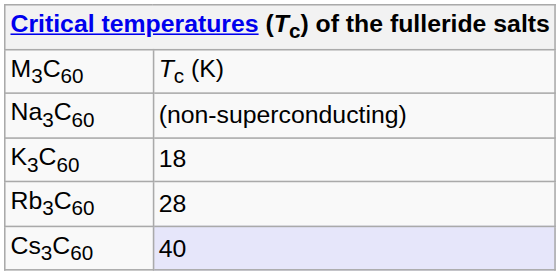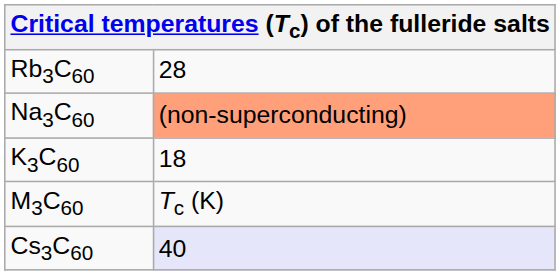rows swapped: (47, 71) <-> (53, 204)
(283, 115) no background -> (283, 115) lightsalmon background
